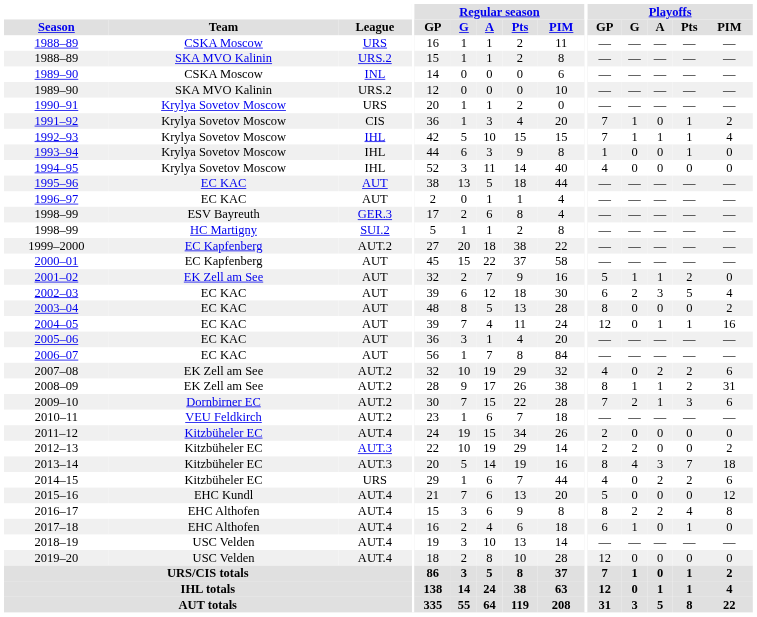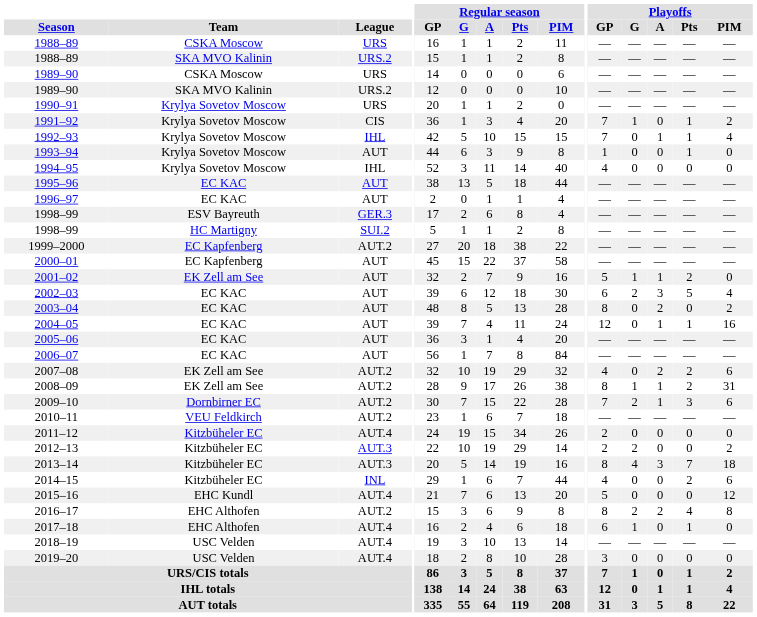(375, 74) INL -> (375, 74) URS
(635, 136) 1 -> (635, 136) 0
(375, 152) IHL -> (375, 152) AUT
(660, 308) 0 -> (660, 308) 2
(375, 479) URS -> (375, 479) INL
(660, 479) 2 -> (660, 479) 0
(375, 511) AUT.4 -> (375, 511) AUT.2
(605, 557) 12 -> (605, 557) 3
